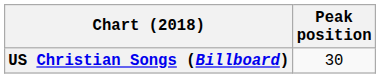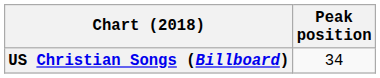(334, 61) 30 -> (334, 61) 34
